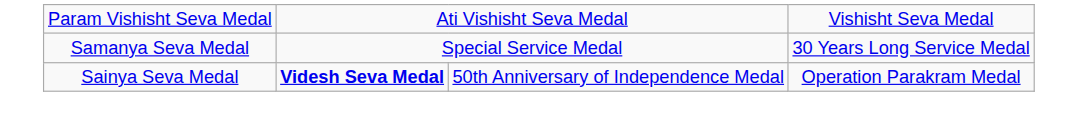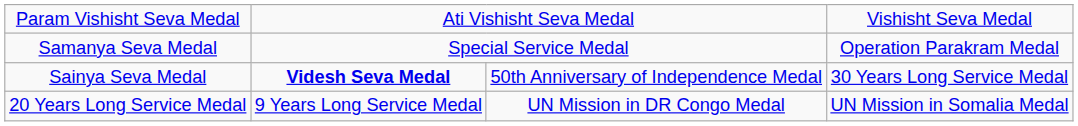(911, 47) 30 Years Long Service Medal -> (949, 47) Operation Parakram Medal
(911, 76) Operation Parakram Medal -> (949, 76) 30 Years Long Service Medal
+ row: (128, 105)
